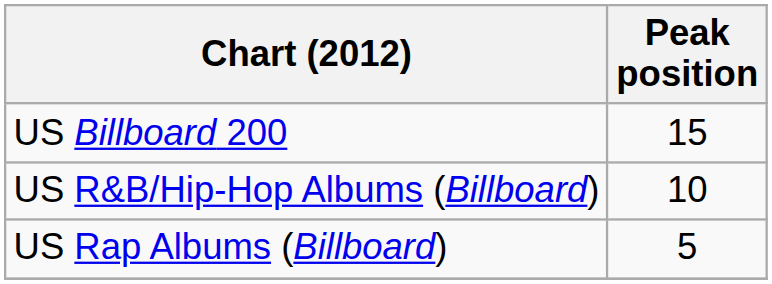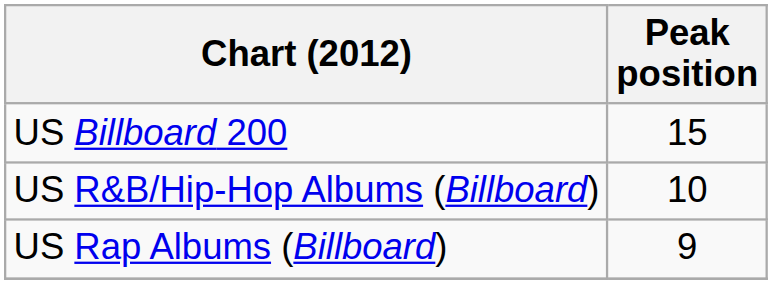(687, 248) 5 -> (687, 248) 9
